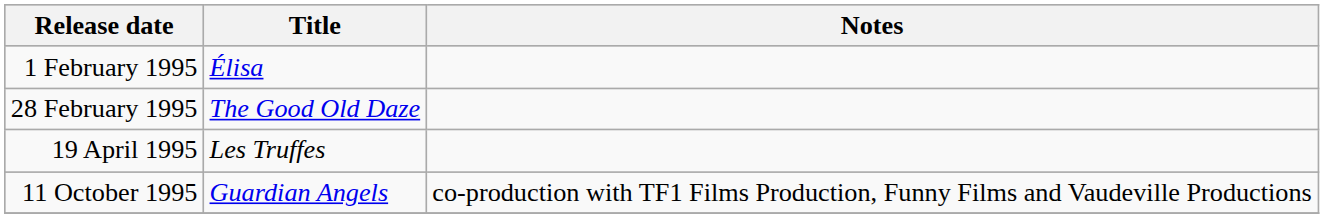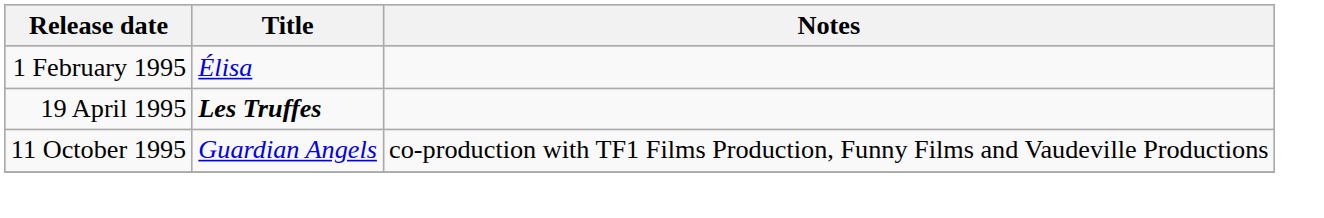- row: (104, 108)
(268, 150) normal -> (260, 108) bold
